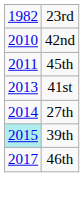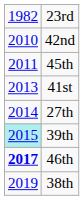(23, 159) normal -> (23, 159) bold
+ row: (60, 183)
